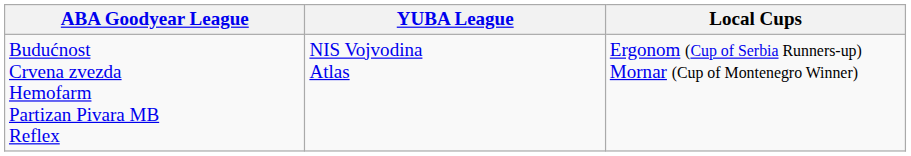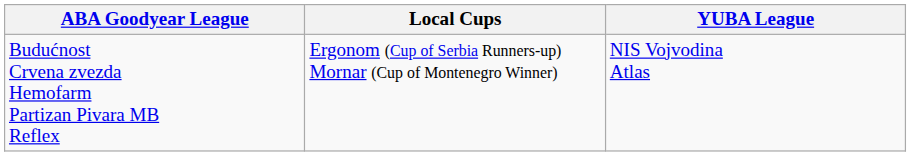columns swapped: (455, 19) <-> (756, 19)
